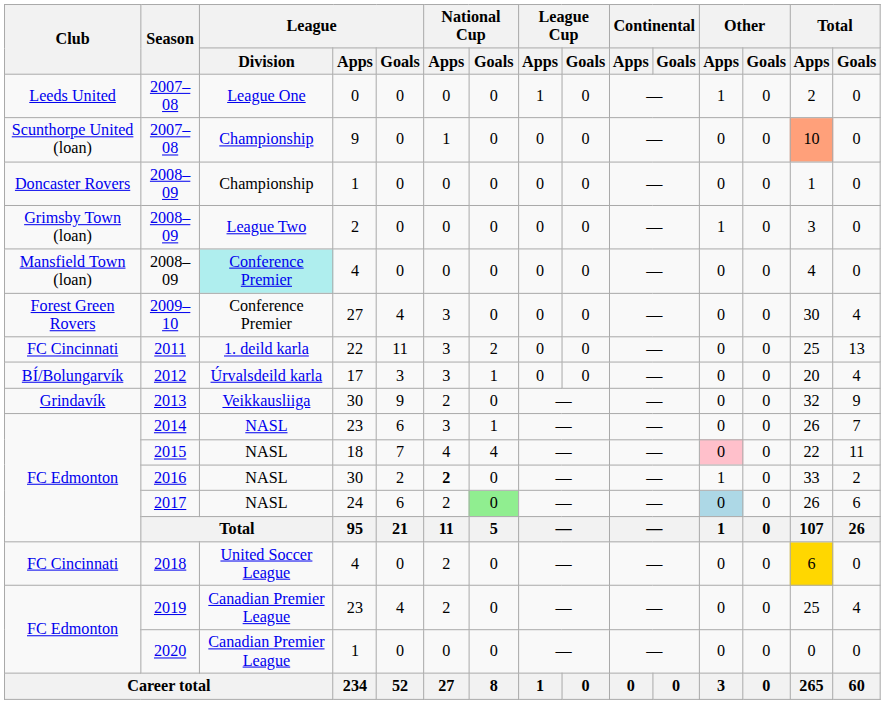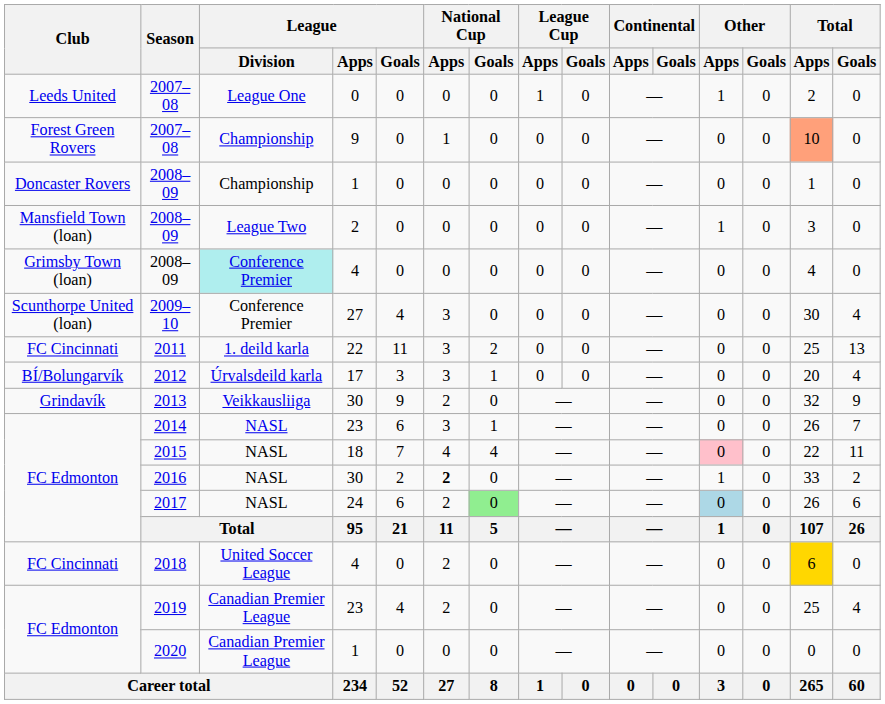(73, 139) Scunthorpe United (loan) -> (73, 139) Forest Green Rovers
(73, 227) Grimsby Town (loan) -> (73, 227) Mansfield Town (loan)
(73, 271) Mansfield Town (loan) -> (73, 271) Grimsby Town (loan)
(73, 314) Forest Green Rovers -> (73, 314) Scunthorpe United (loan)
